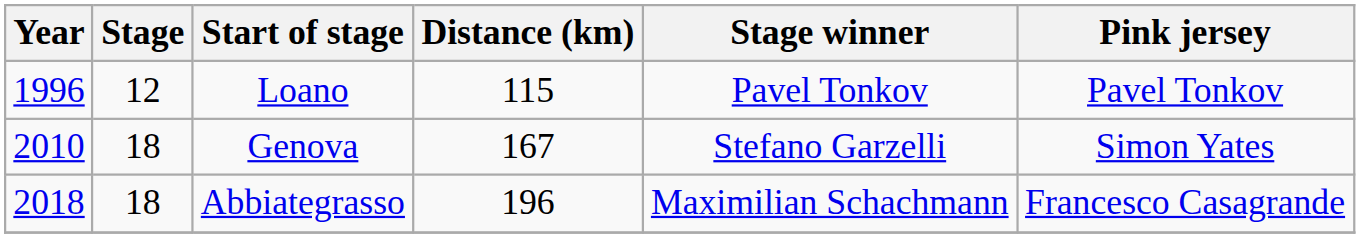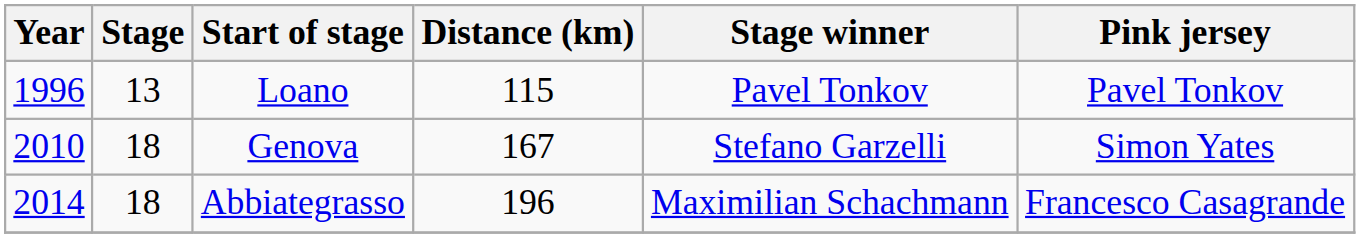(143, 89) 12 -> (143, 89) 13
(49, 202) 2018 -> (49, 202) 2014
